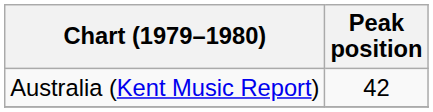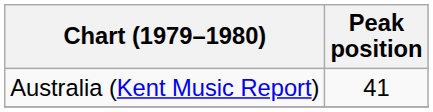(376, 87) 42 -> (376, 87) 41
